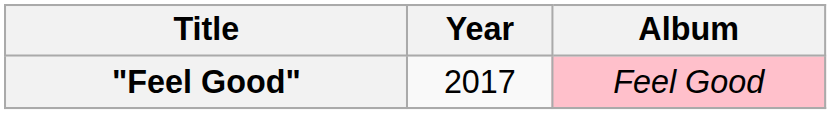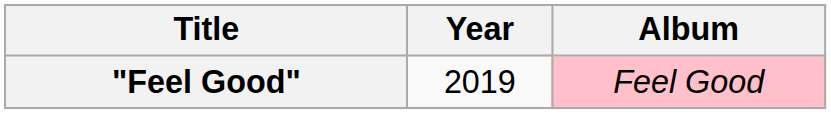(480, 81) 2017 -> (480, 81) 2019
